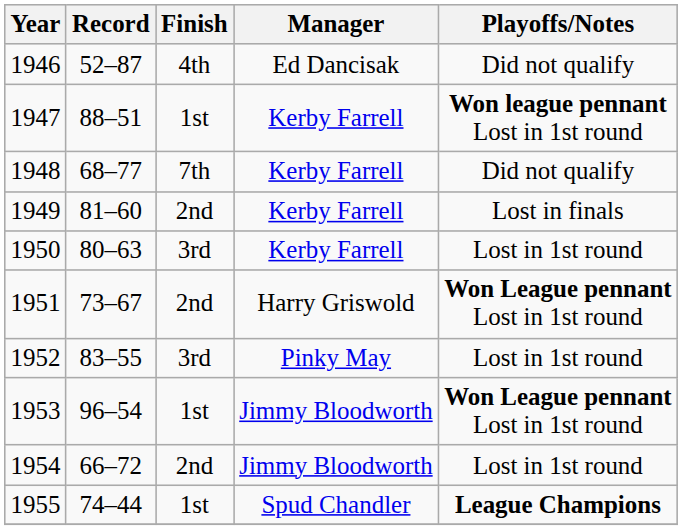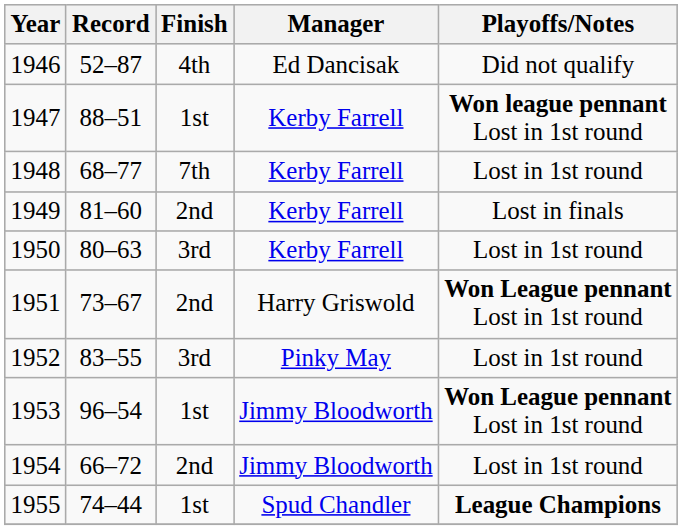(558, 171) Did not qualify -> (558, 171) Lost in 1st round
